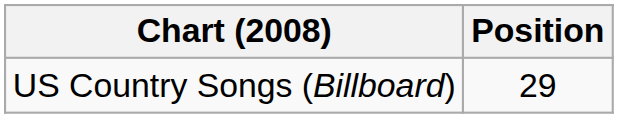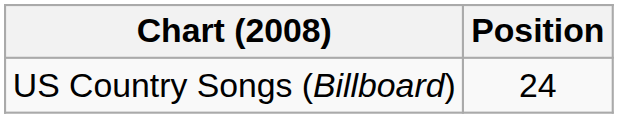(538, 84) 29 -> (538, 84) 24
